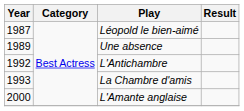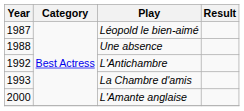(19, 47) 1989 -> (19, 47) 1988
